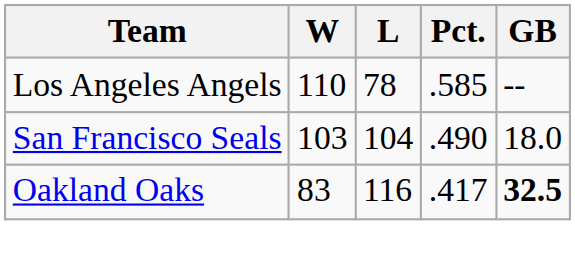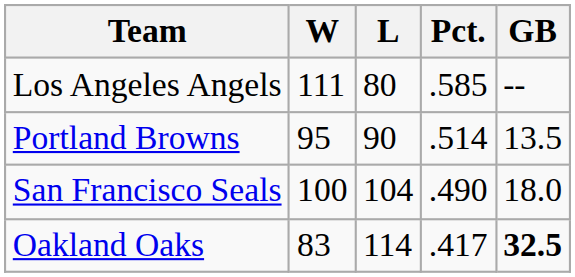(322, 84) 110 -> (321, 84) 111
(380, 84) 78 -> (380, 84) 80
+ row: (126, 137)
(322, 137) 103 -> (322, 191) 100
(388, 191) 116 -> (388, 244) 114
